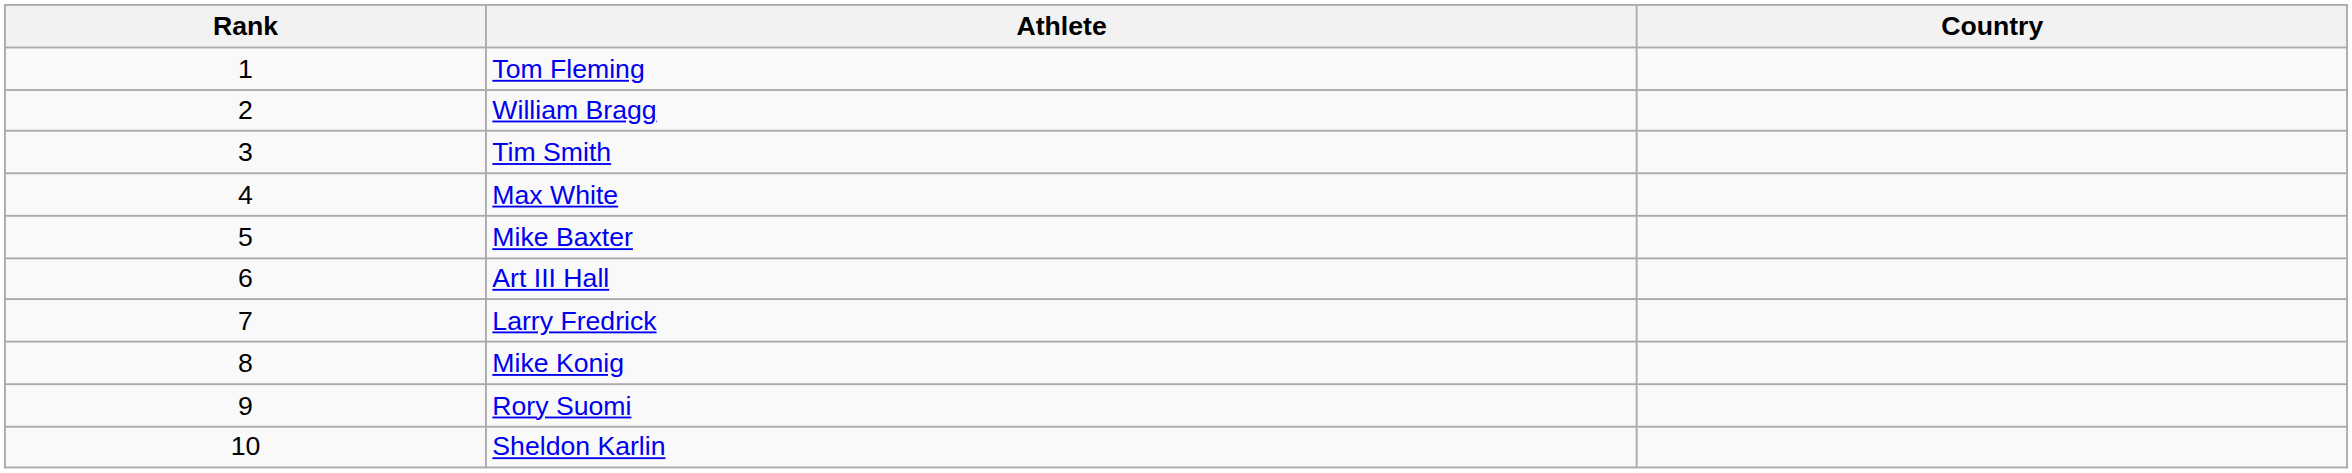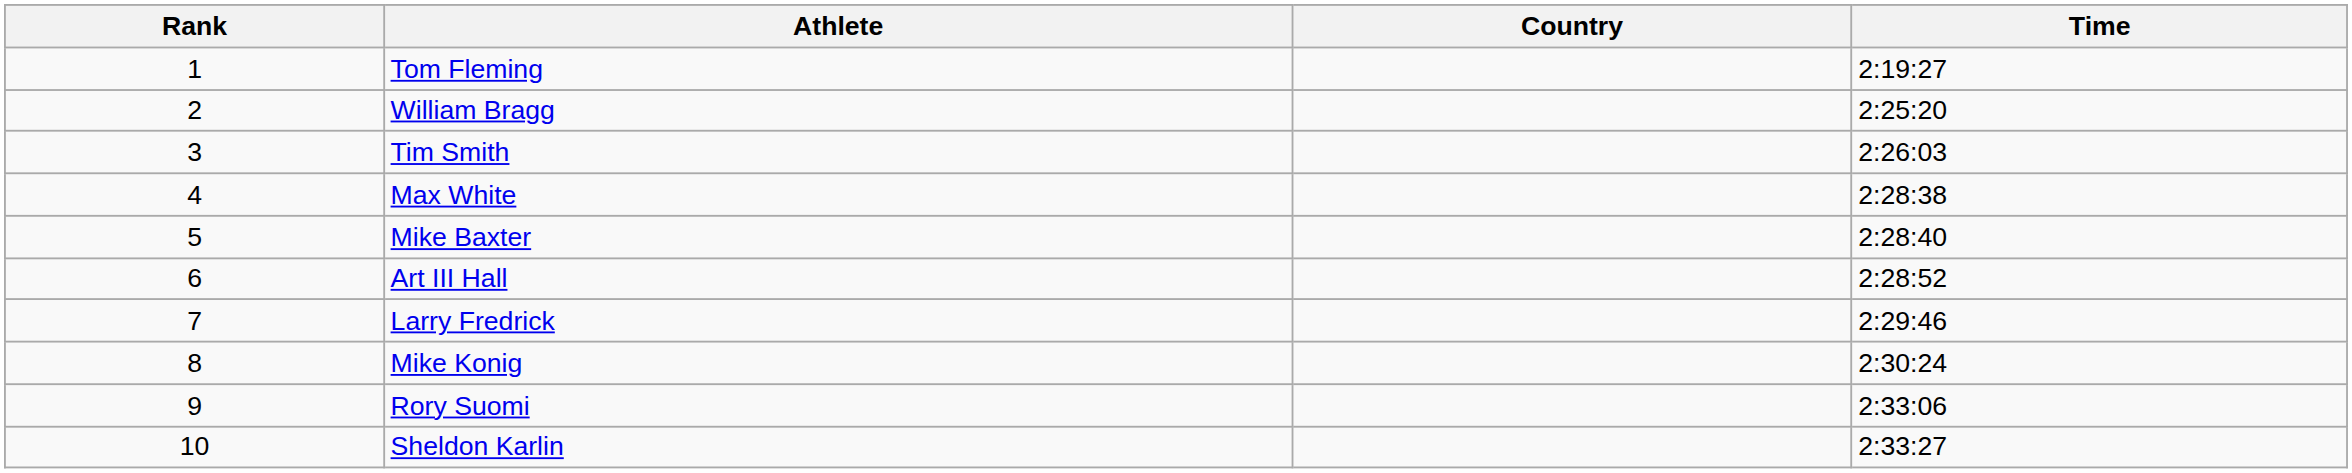+ column: (2100, 26)
